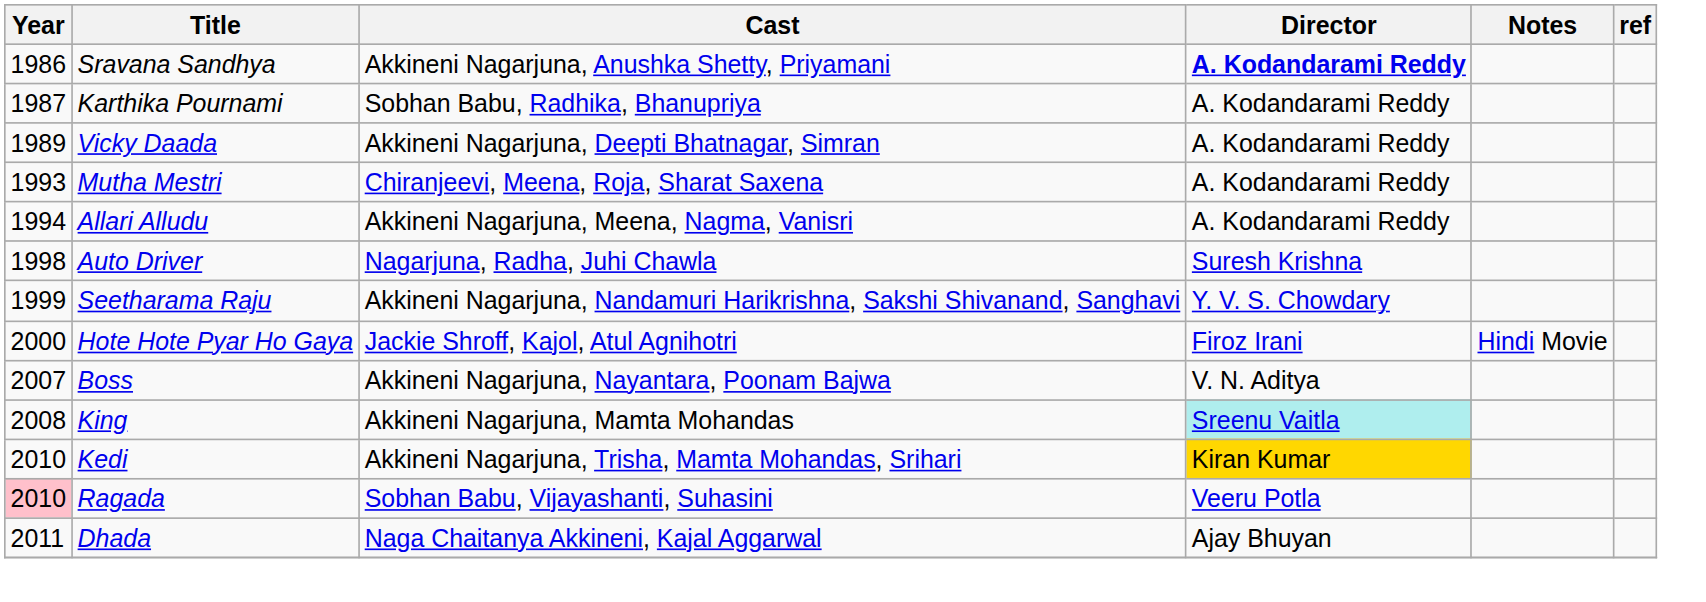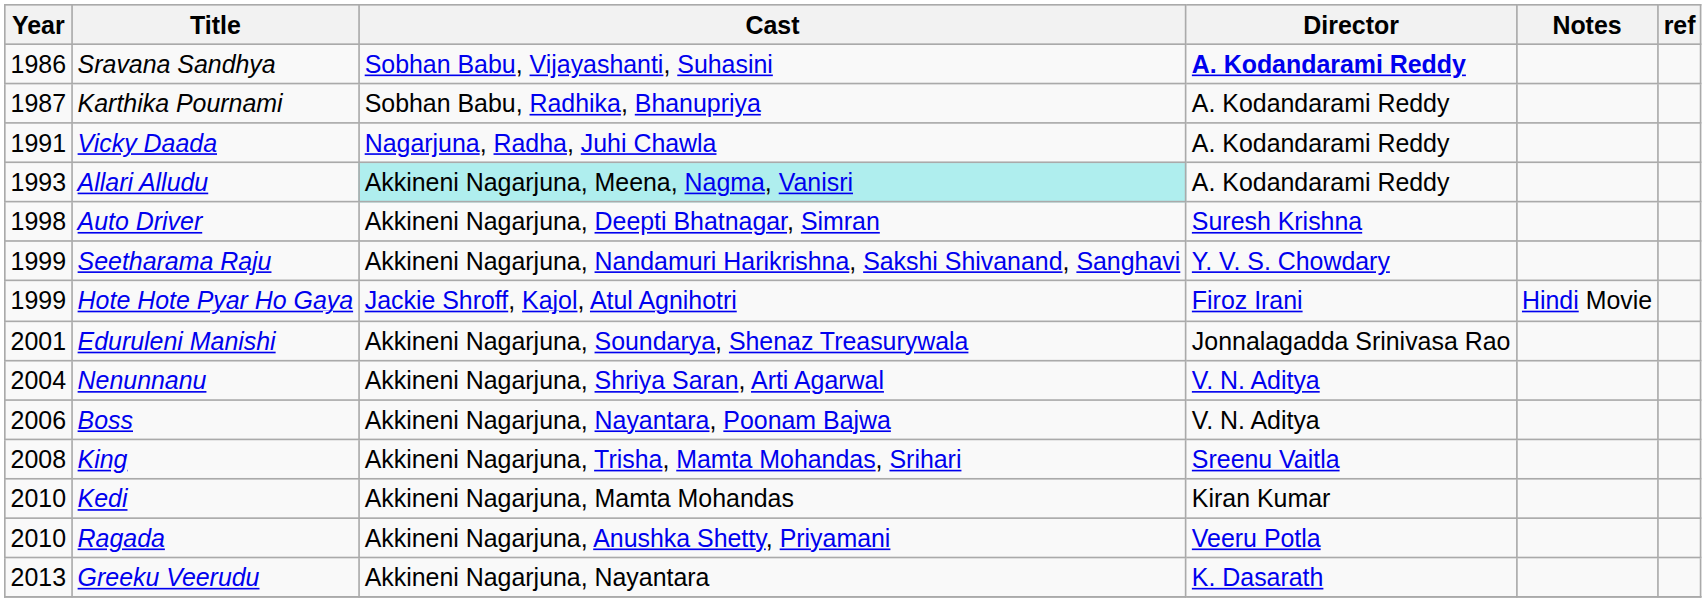(628, 64) Akkineni Nagarjuna, Anushka Shetty, Priyamani -> (569, 64) Sobhan Babu, Vijayashanti, Suhasini
(38, 143) 1989 -> (38, 143) 1991
(622, 143) Akkineni Nagarjuna, Deepti Bhatnagar, Simran -> (541, 143) Nagarjuna, Radha, Juhi Chawla
- row: (150, 183)
(38, 222) 1994 -> (38, 183) 1993
(609, 222) no background -> (609, 183) paleturquoise background
(541, 262) Nagarjuna, Radha, Juhi Chawla -> (622, 222) Akkineni Nagarjuna, Deepti Bhatnagar, Simran
(38, 340) 2000 -> (38, 301) 1999
+ row: (177, 340)
+ row: (142, 380)
(38, 380) 2007 -> (38, 419) 2006
(579, 419) Akkineni Nagarjuna, Mamta Mohandas -> (663, 459) Akkineni Nagarjuna, Trisha, Mamta Mohandas, Srihari
(1266, 419) paleturquoise background -> (1266, 459) no background
(663, 459) Akkineni Nagarjuna, Trisha, Mamta Mohandas, Srihari -> (579, 498) Akkineni Nagarjuna, Mamta Mohandas
(1261, 459) gold background -> (1261, 498) no background
(38, 498) pink background -> (38, 538) no background
(569, 498) Sobhan Babu, Vijayashanti, Suhasini -> (628, 538) Akkineni Nagarjuna, Anushka Shetty, Priyamani
- row: (114, 538)
+ row: (169, 577)
